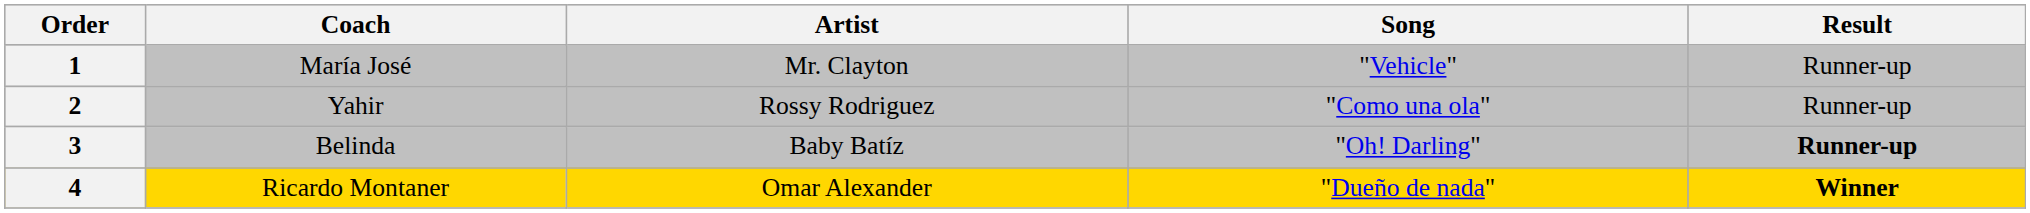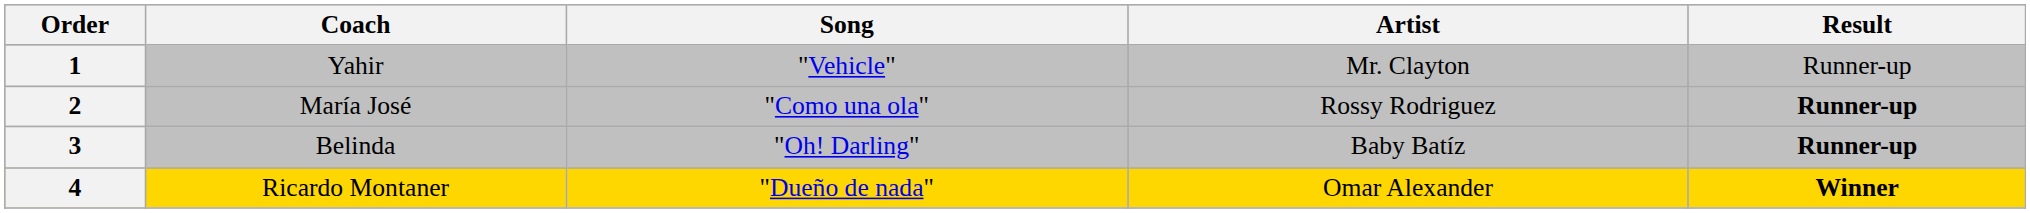columns swapped: (847, 24) <-> (1408, 24)
(356, 65) María José -> (356, 65) Yahir
(356, 106) Yahir -> (356, 106) María José
(1857, 106) normal -> (1857, 106) bold
